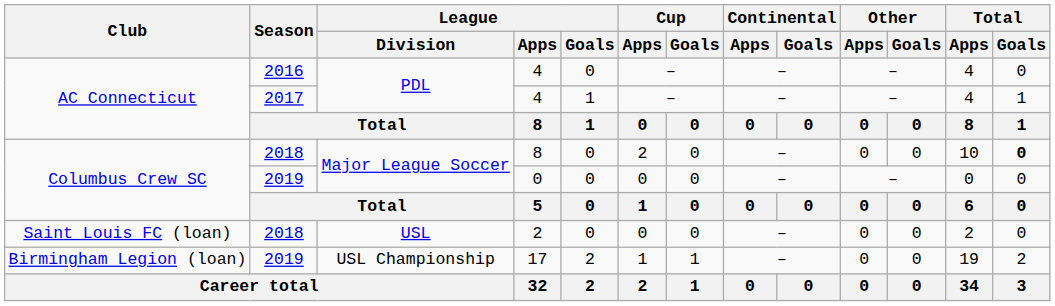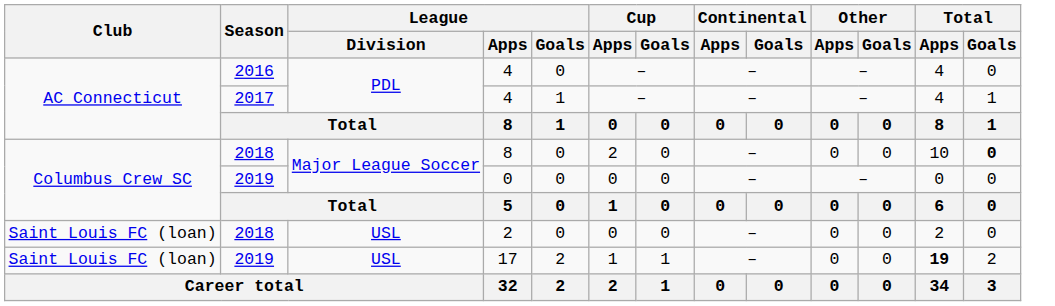(127, 260) Birmingham Legion (loan) -> (113, 260) Saint Louis FC (loan)
(416, 260) USL Championship -> (386, 260) USL
(969, 260) normal -> (939, 260) bold
